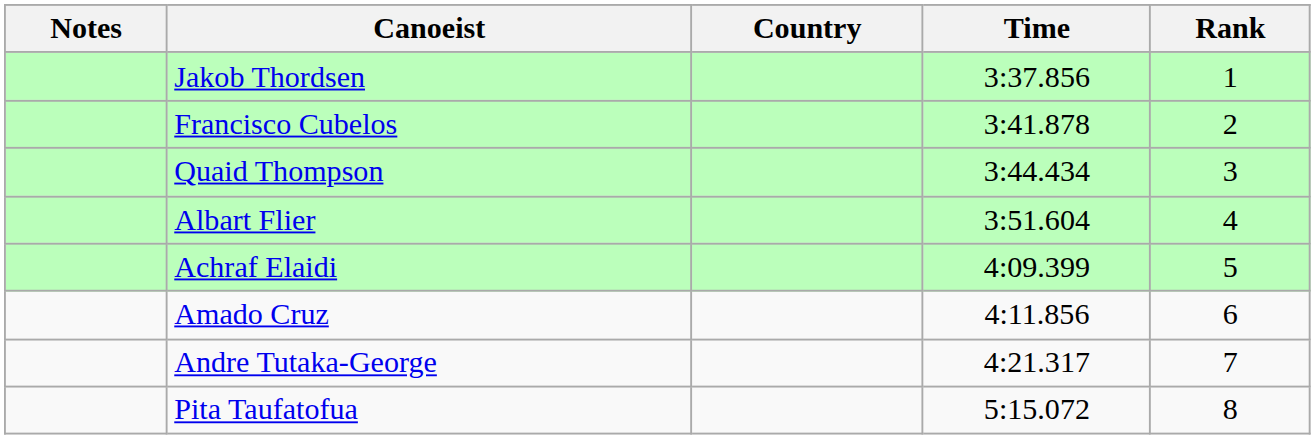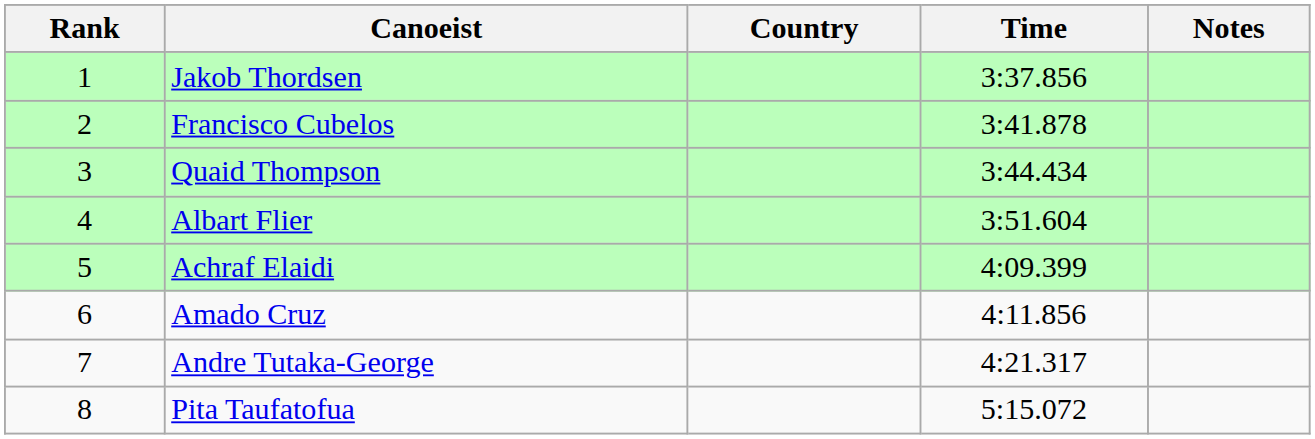columns swapped: (1230, 28) <-> (86, 28)
